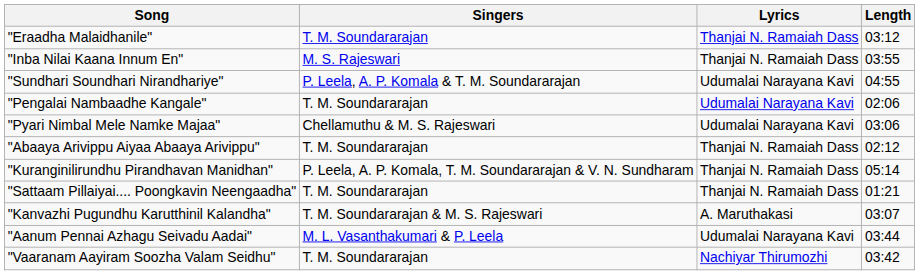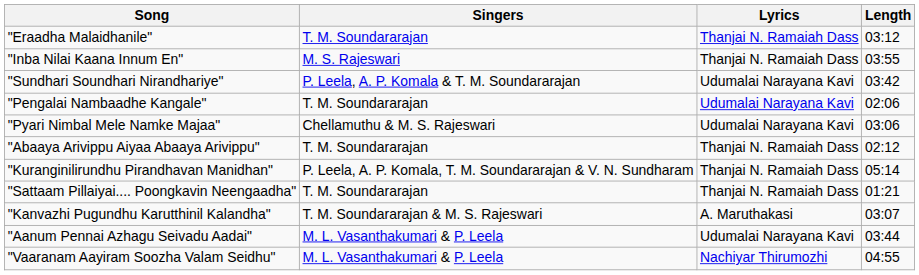(882, 81) 04:55 -> (882, 81) 03:42
(365, 258) T. M. Soundararajan -> (403, 258) M. L. Vasanthakumari & P. Leela
(882, 258) 03:42 -> (882, 258) 04:55
